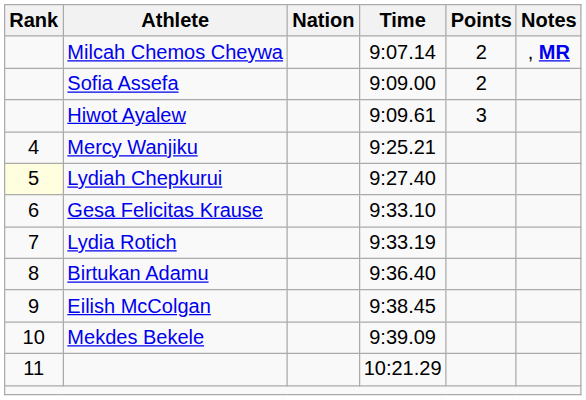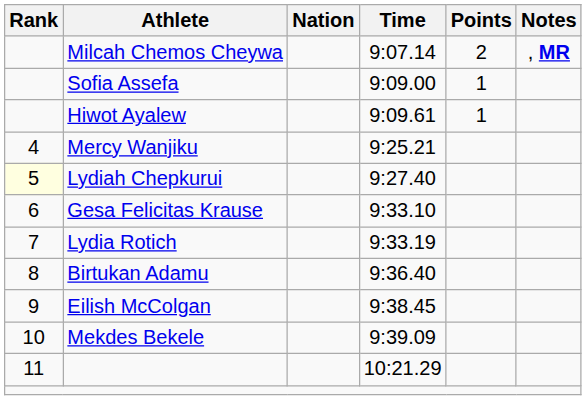(481, 83) 2 -> (481, 83) 1
(481, 115) 3 -> (481, 115) 1
